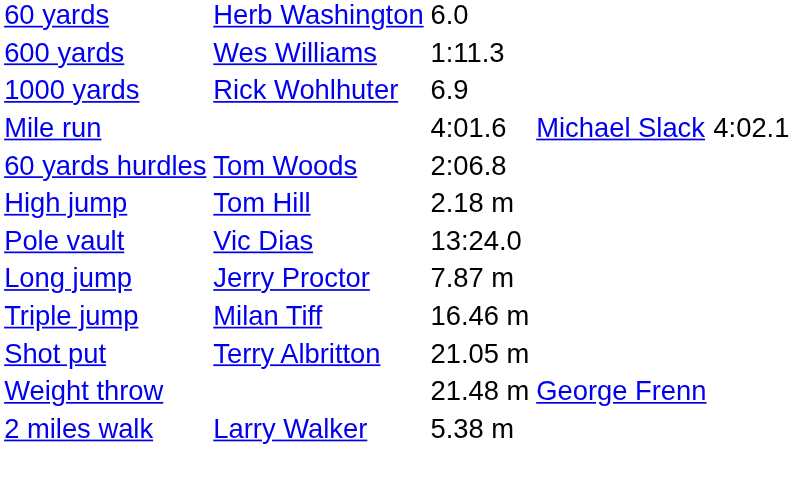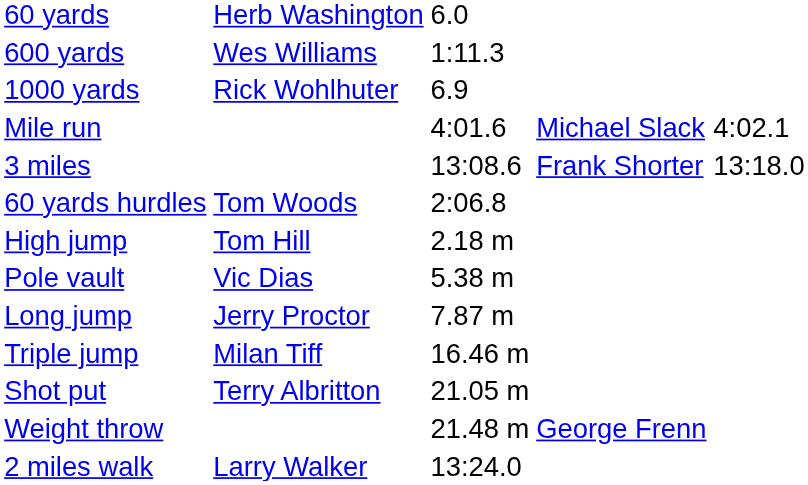+ row: (47, 165)
(476, 240) 13:24.0 -> (472, 278) 5.38 m
(472, 428) 5.38 m -> (476, 466) 13:24.0
